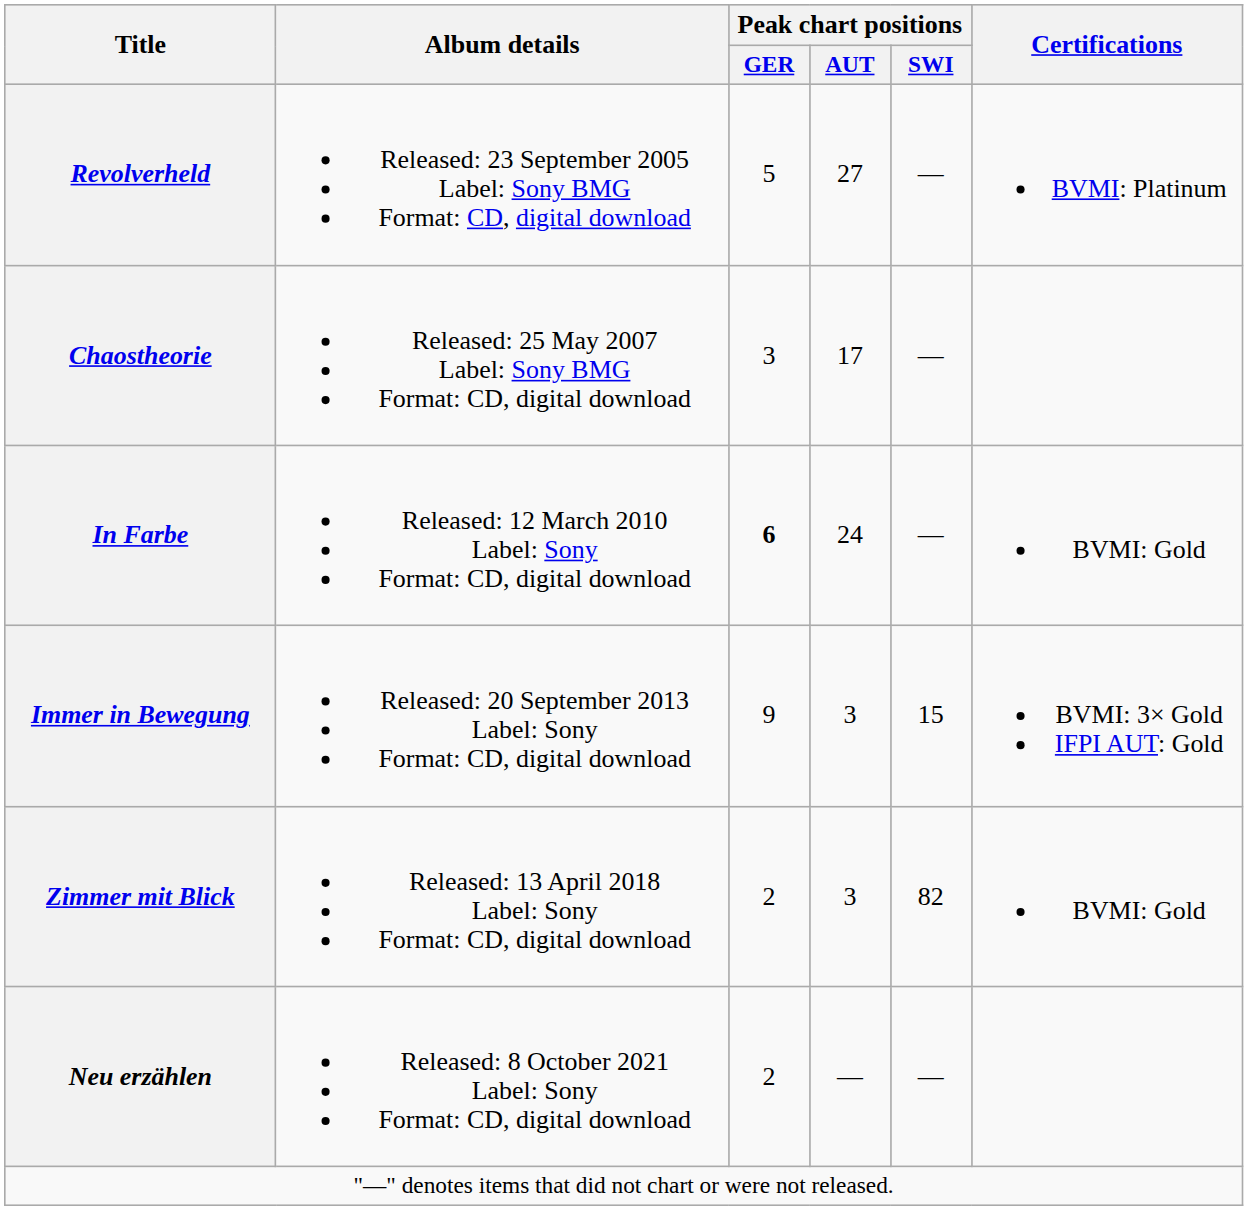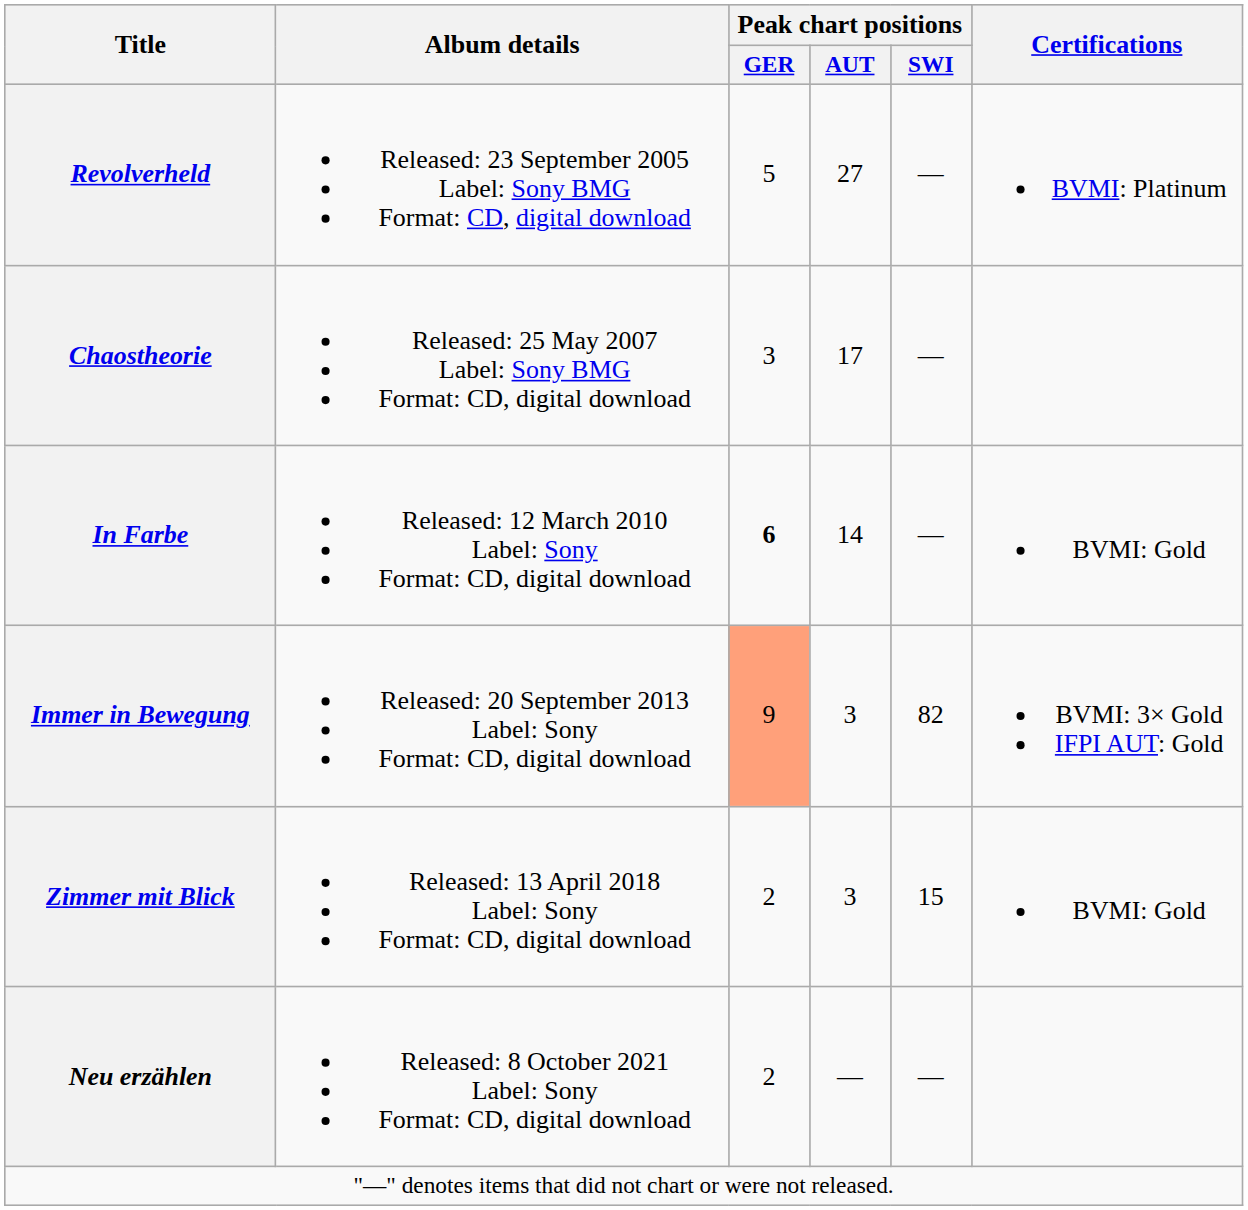(850, 535) 24 -> (850, 535) 14
(769, 715) no background -> (769, 715) lightsalmon background
(931, 715) 15 -> (931, 715) 82
(931, 896) 82 -> (931, 896) 15
